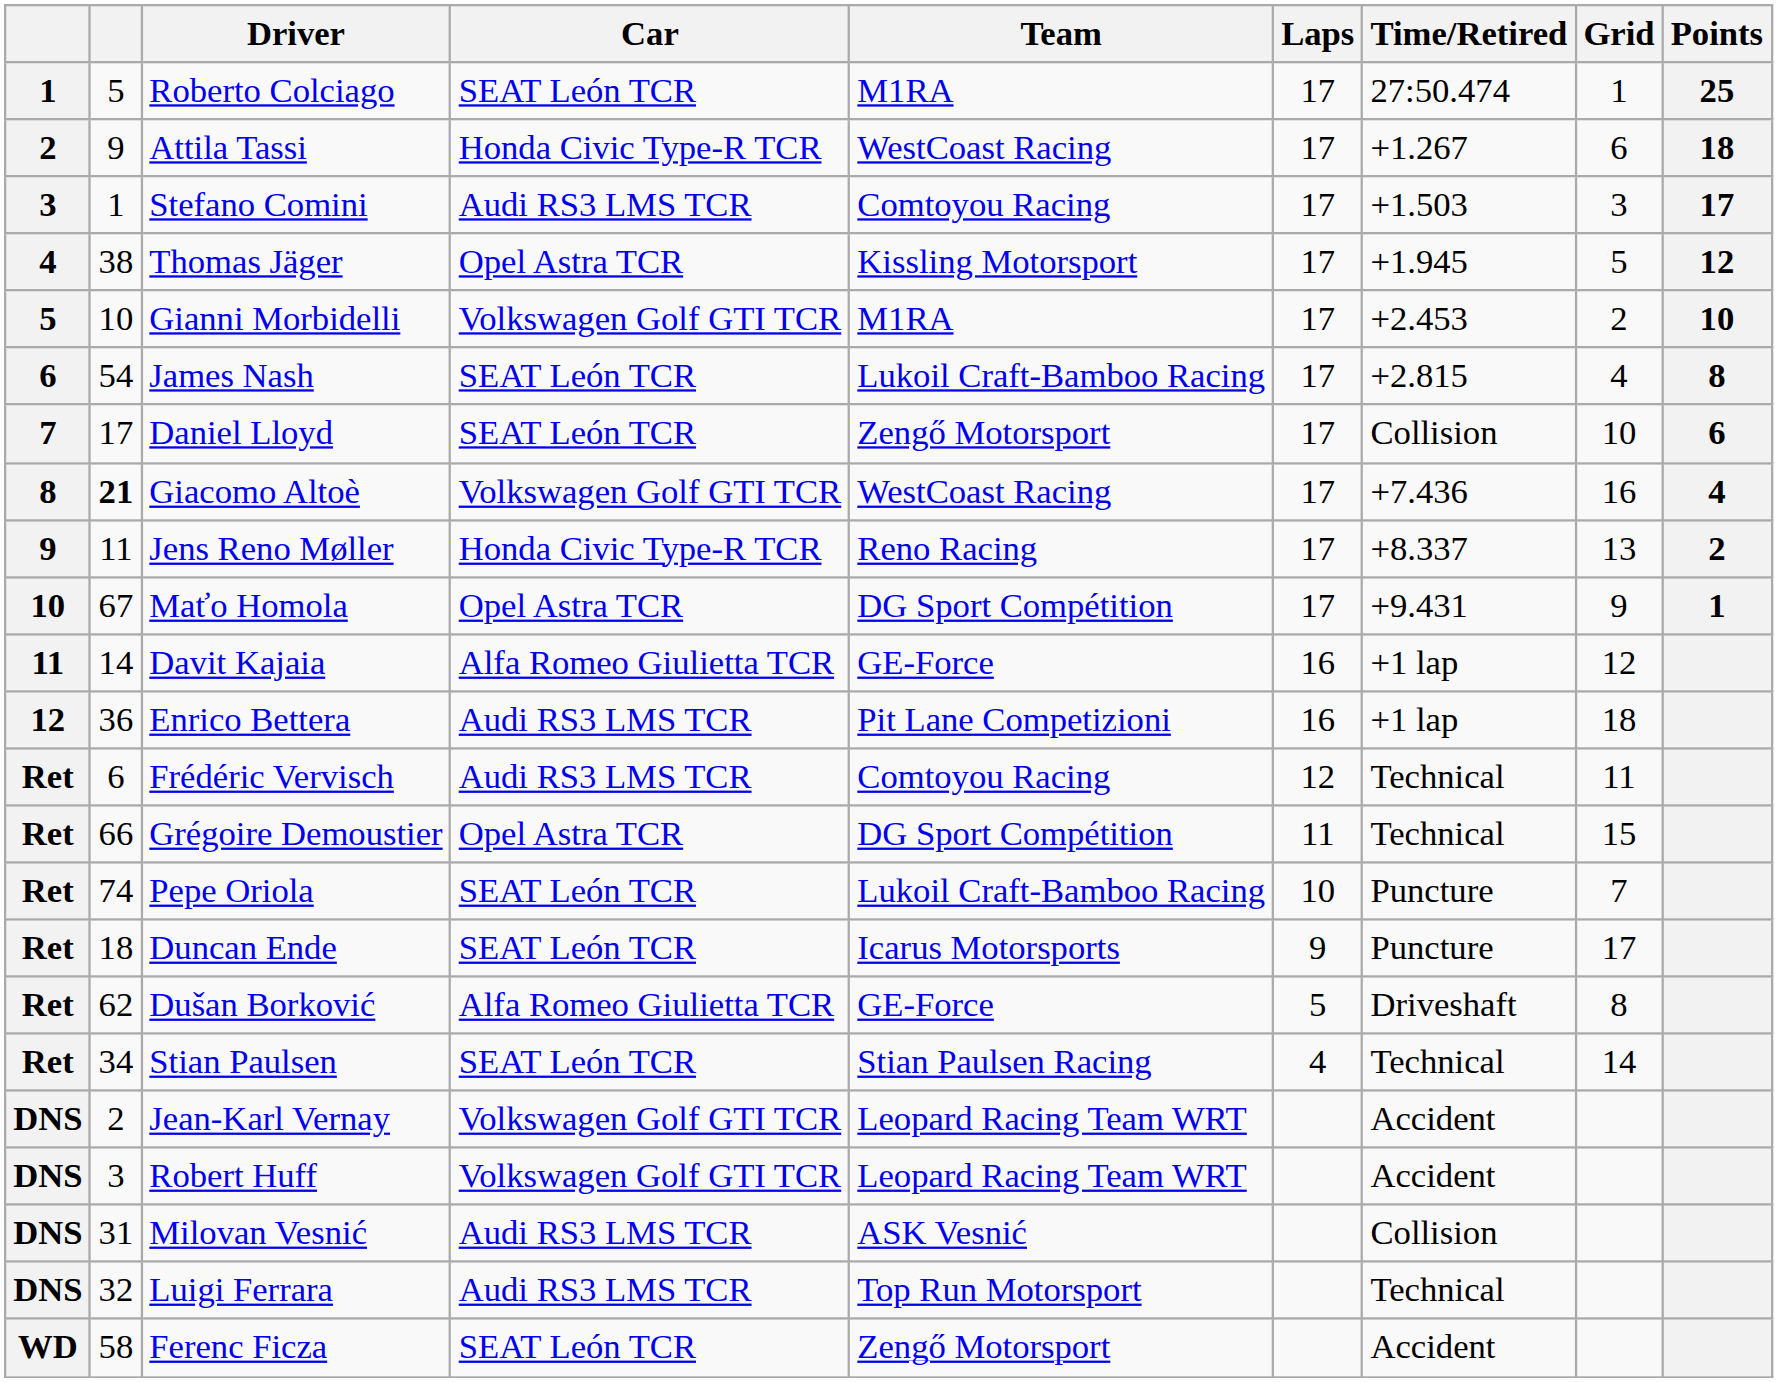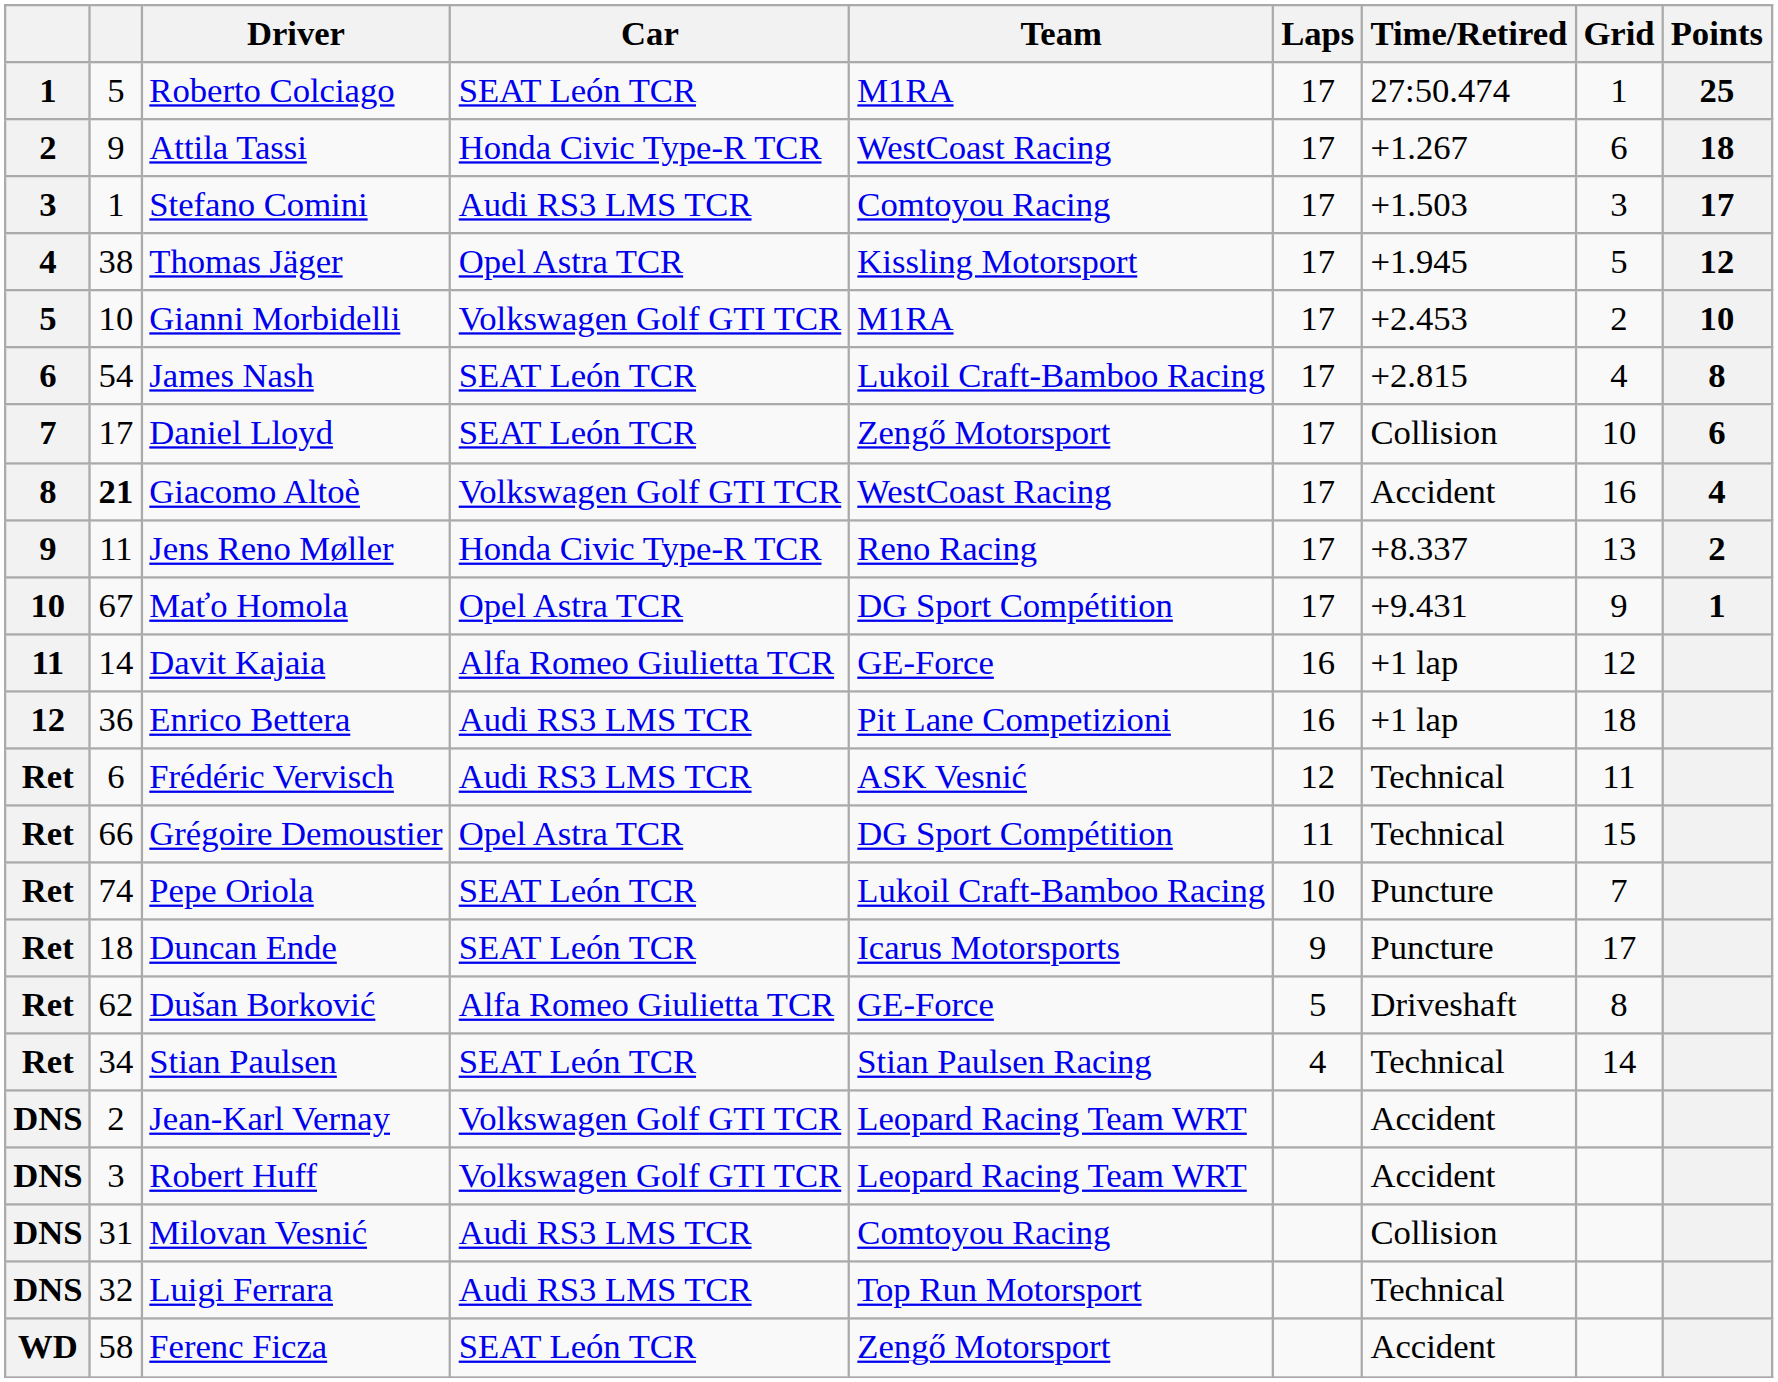(1419, 490) +7.436 -> (1433, 490) Accident
(984, 776) Comtoyou Racing -> (942, 776) ASK Vesnić
(942, 1233) ASK Vesnić -> (984, 1233) Comtoyou Racing
